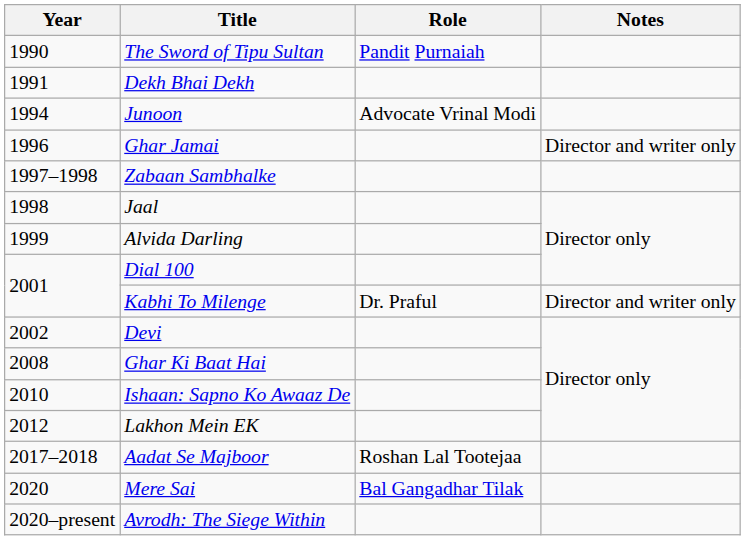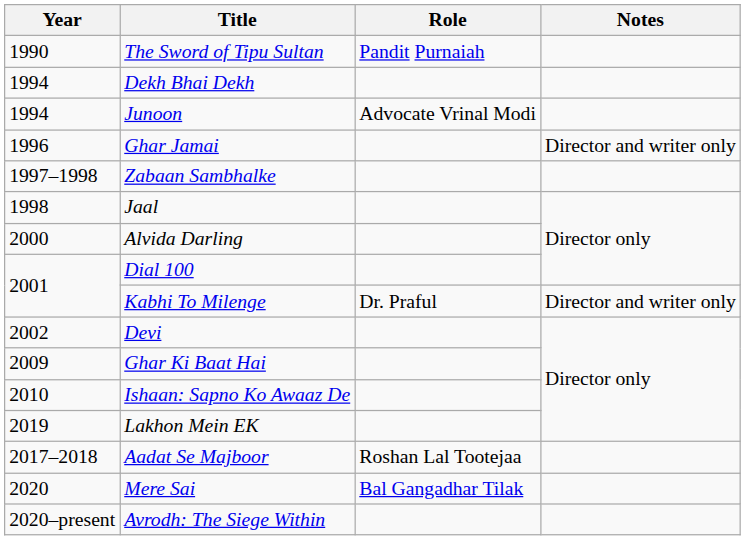(29, 82) 1991 -> (29, 82) 1994
(29, 238) 1999 -> (29, 238) 2000
(29, 363) 2008 -> (29, 363) 2009
(29, 425) 2012 -> (29, 425) 2019
